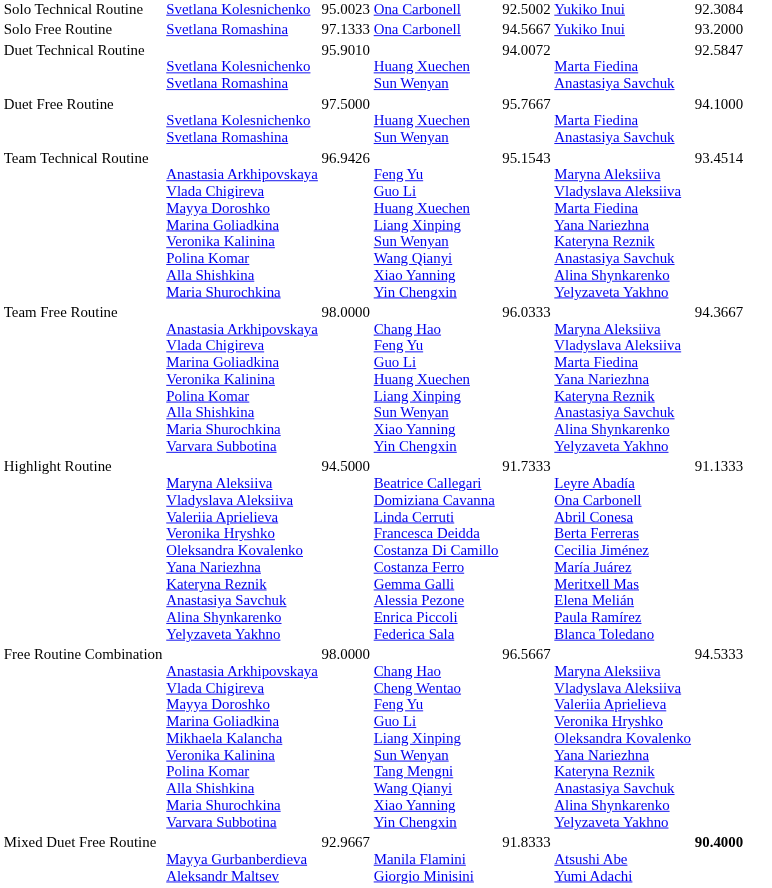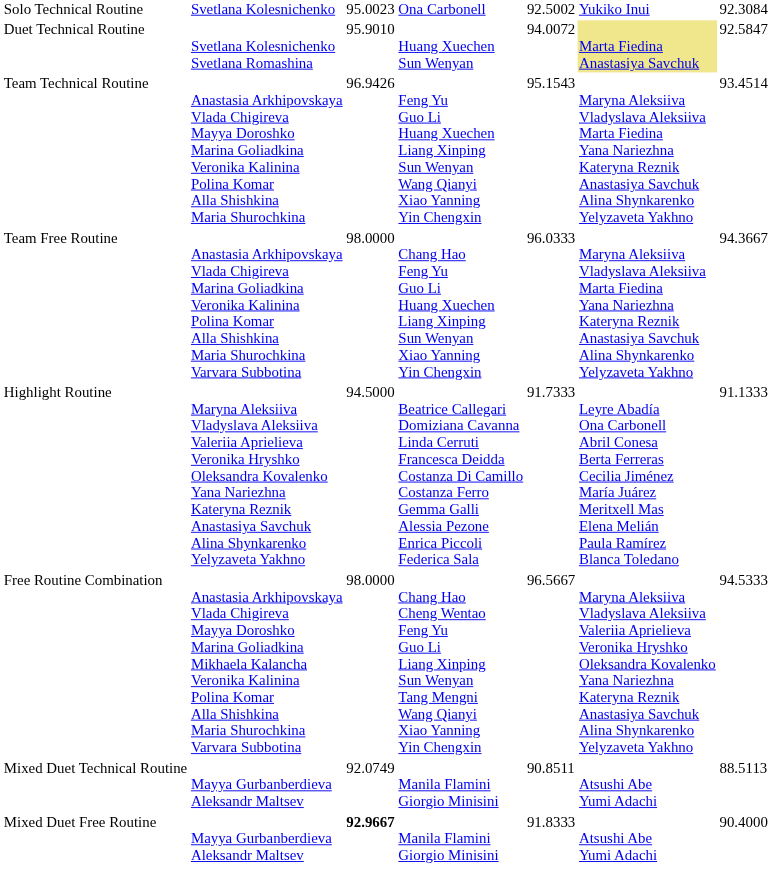- row: (58, 29)
(614, 75) no background -> (639, 54) khaki background
- row: (59, 104)
+ row: (95, 768)
(346, 842) normal -> (370, 822) bold
(719, 842) bold -> (744, 822) normal
